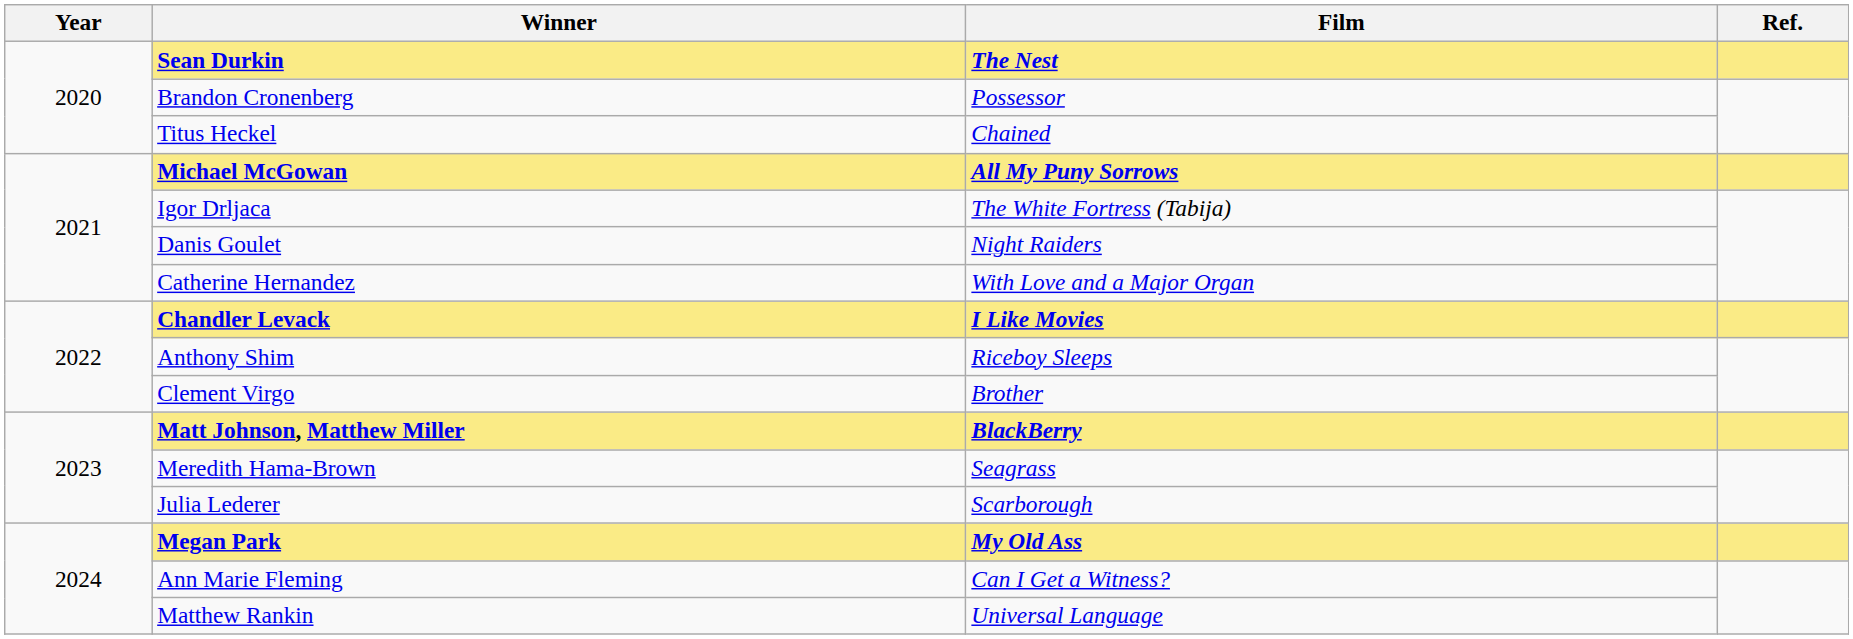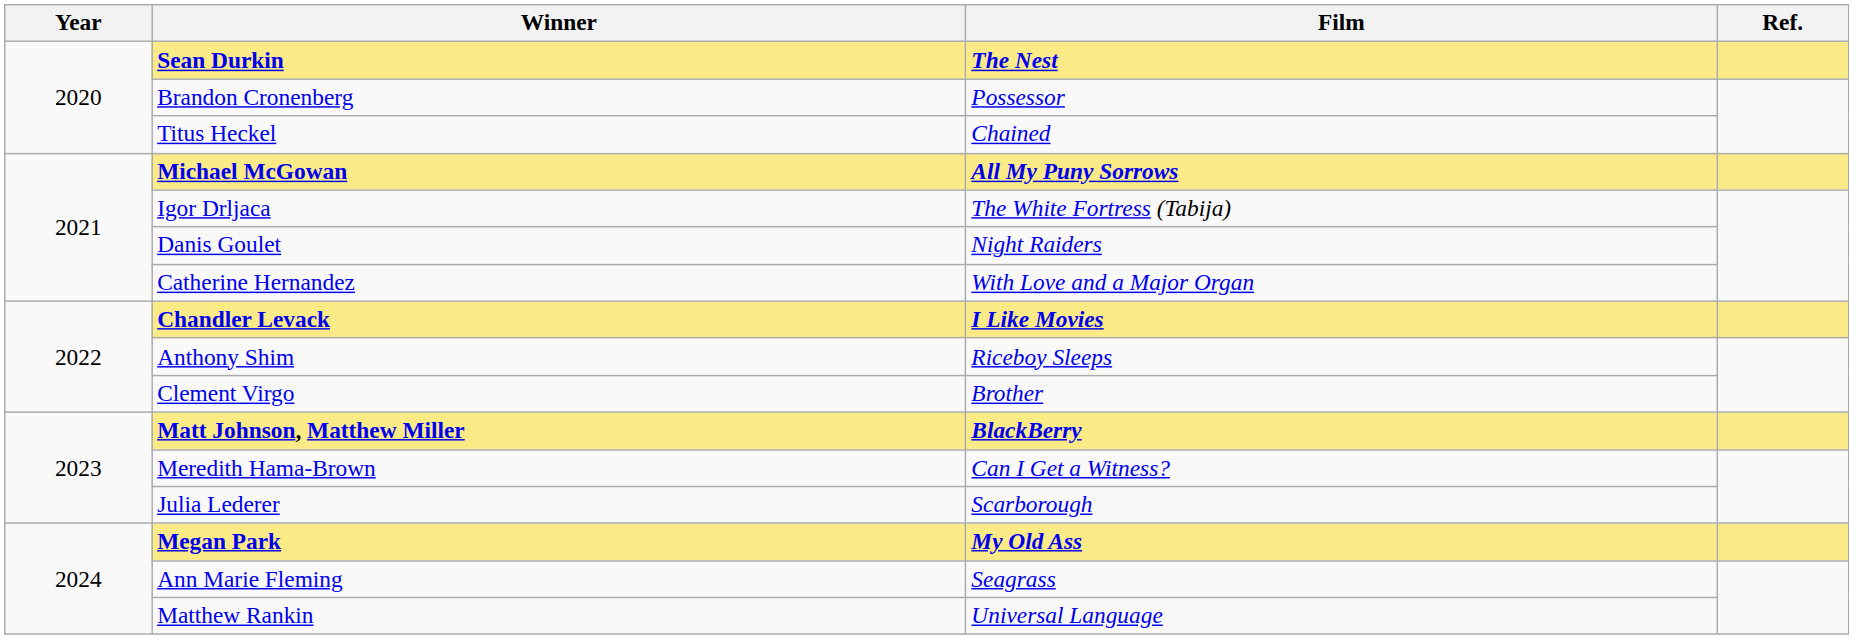(1014, 467) Seagrass -> (1071, 467) Can I Get a Witness?
(1071, 578) Can I Get a Witness? -> (1014, 578) Seagrass
